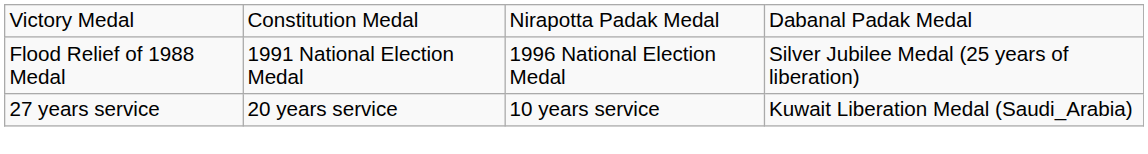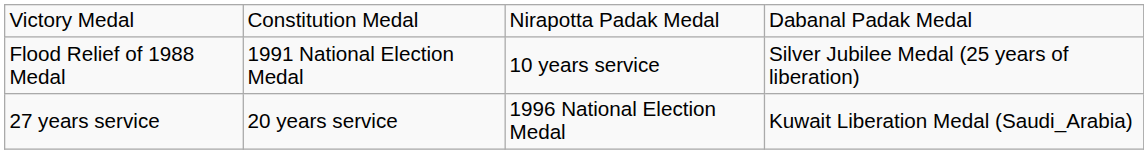(613, 65) 1996 National Election Medal -> (585, 65) 10 years service
(585, 109) 10 years service -> (613, 121) 1996 National Election Medal
